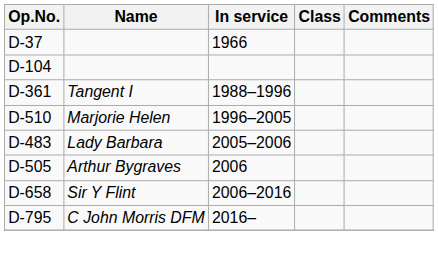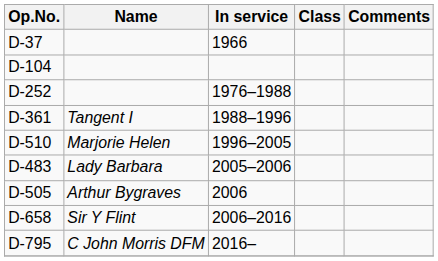+ row: (30, 92)
